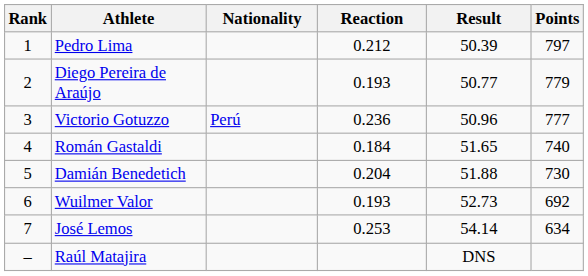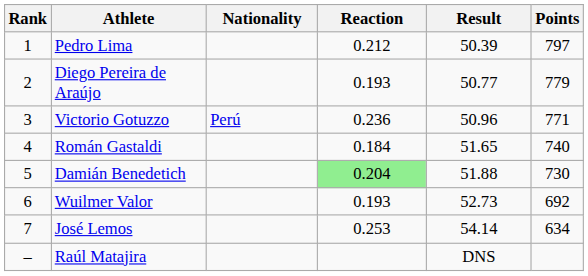(557, 119) 777 -> (557, 119) 771
(372, 174) no background -> (372, 174) lightgreen background
